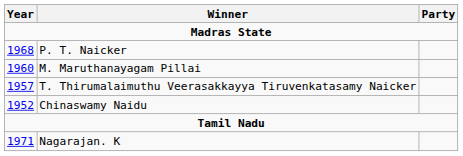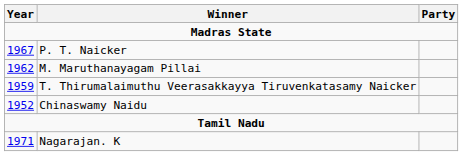(21, 50) 1968 -> (21, 50) 1967
(21, 68) 1960 -> (21, 68) 1962
(21, 86) 1957 -> (21, 86) 1959
